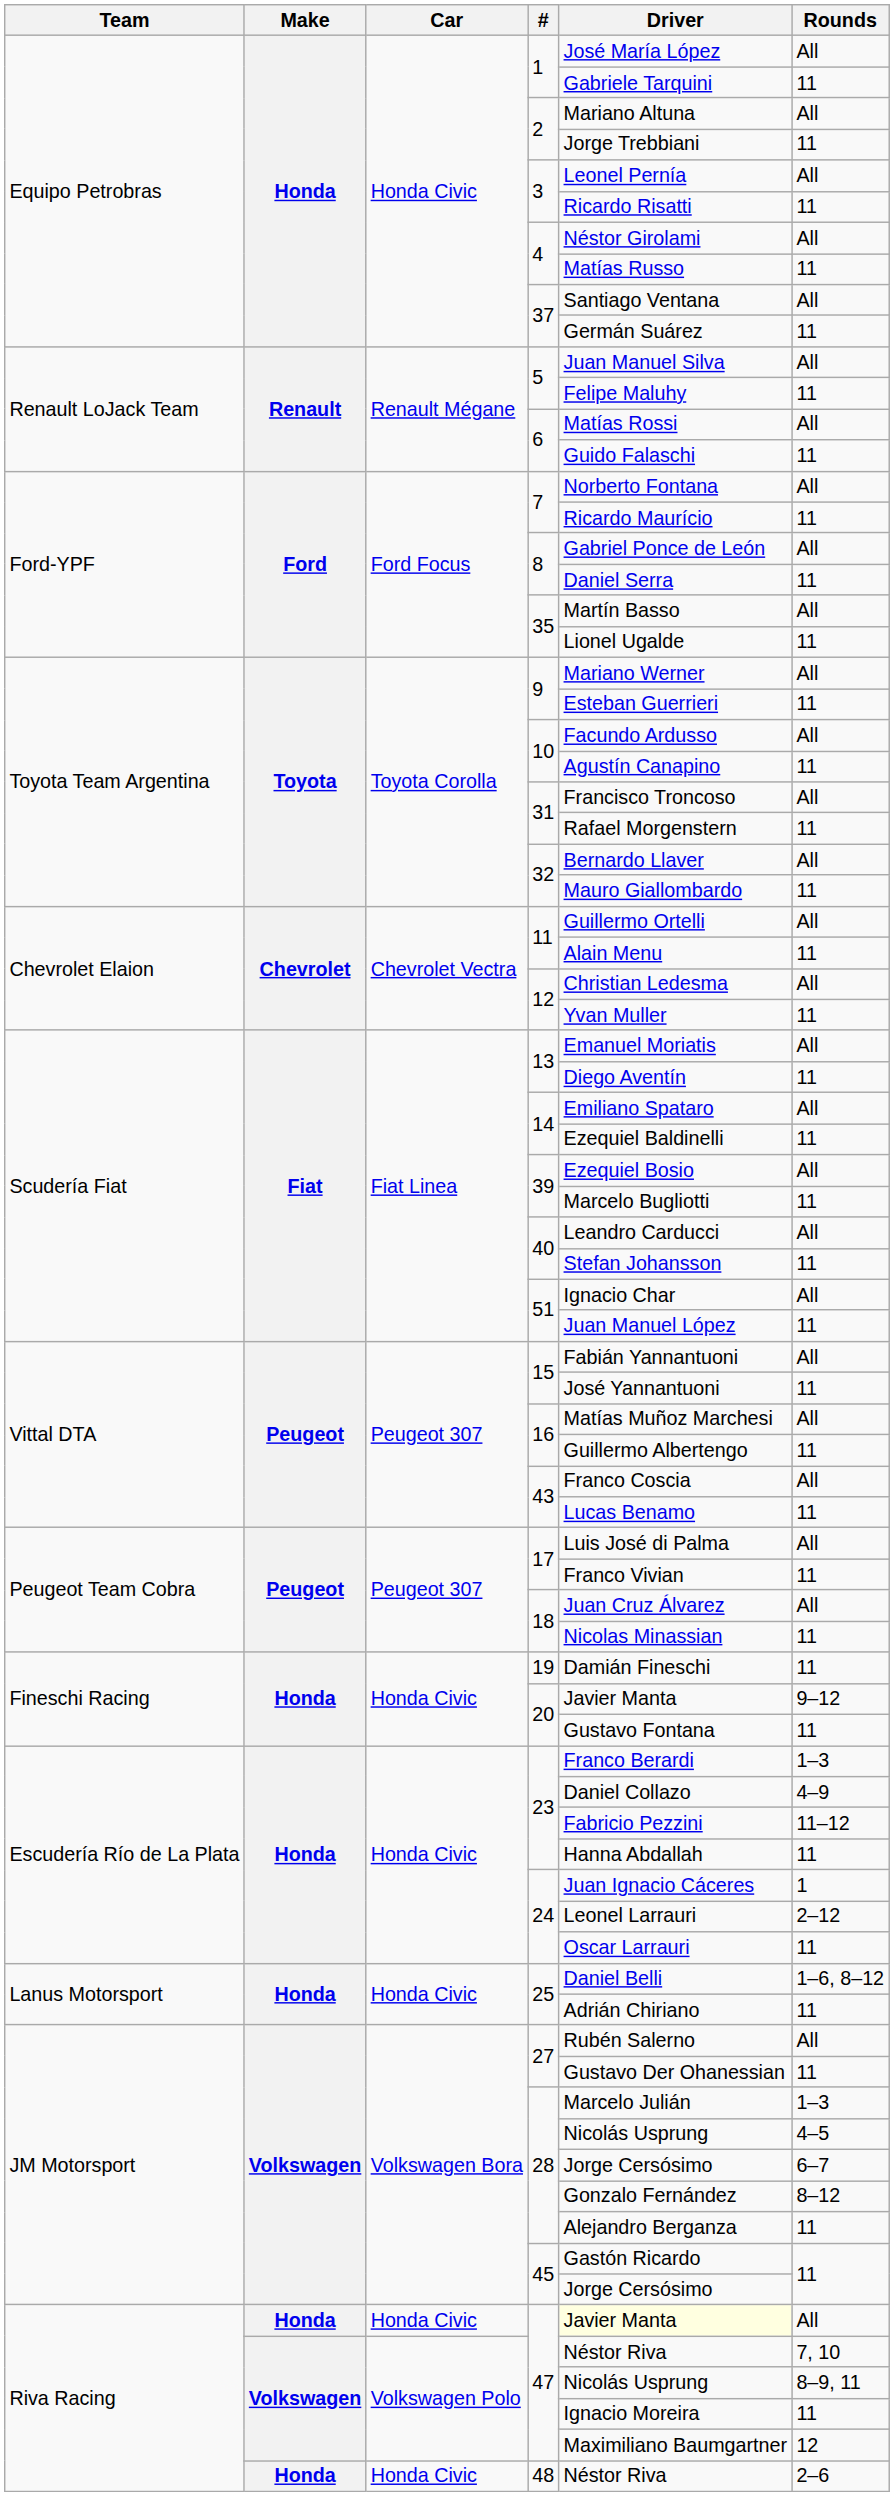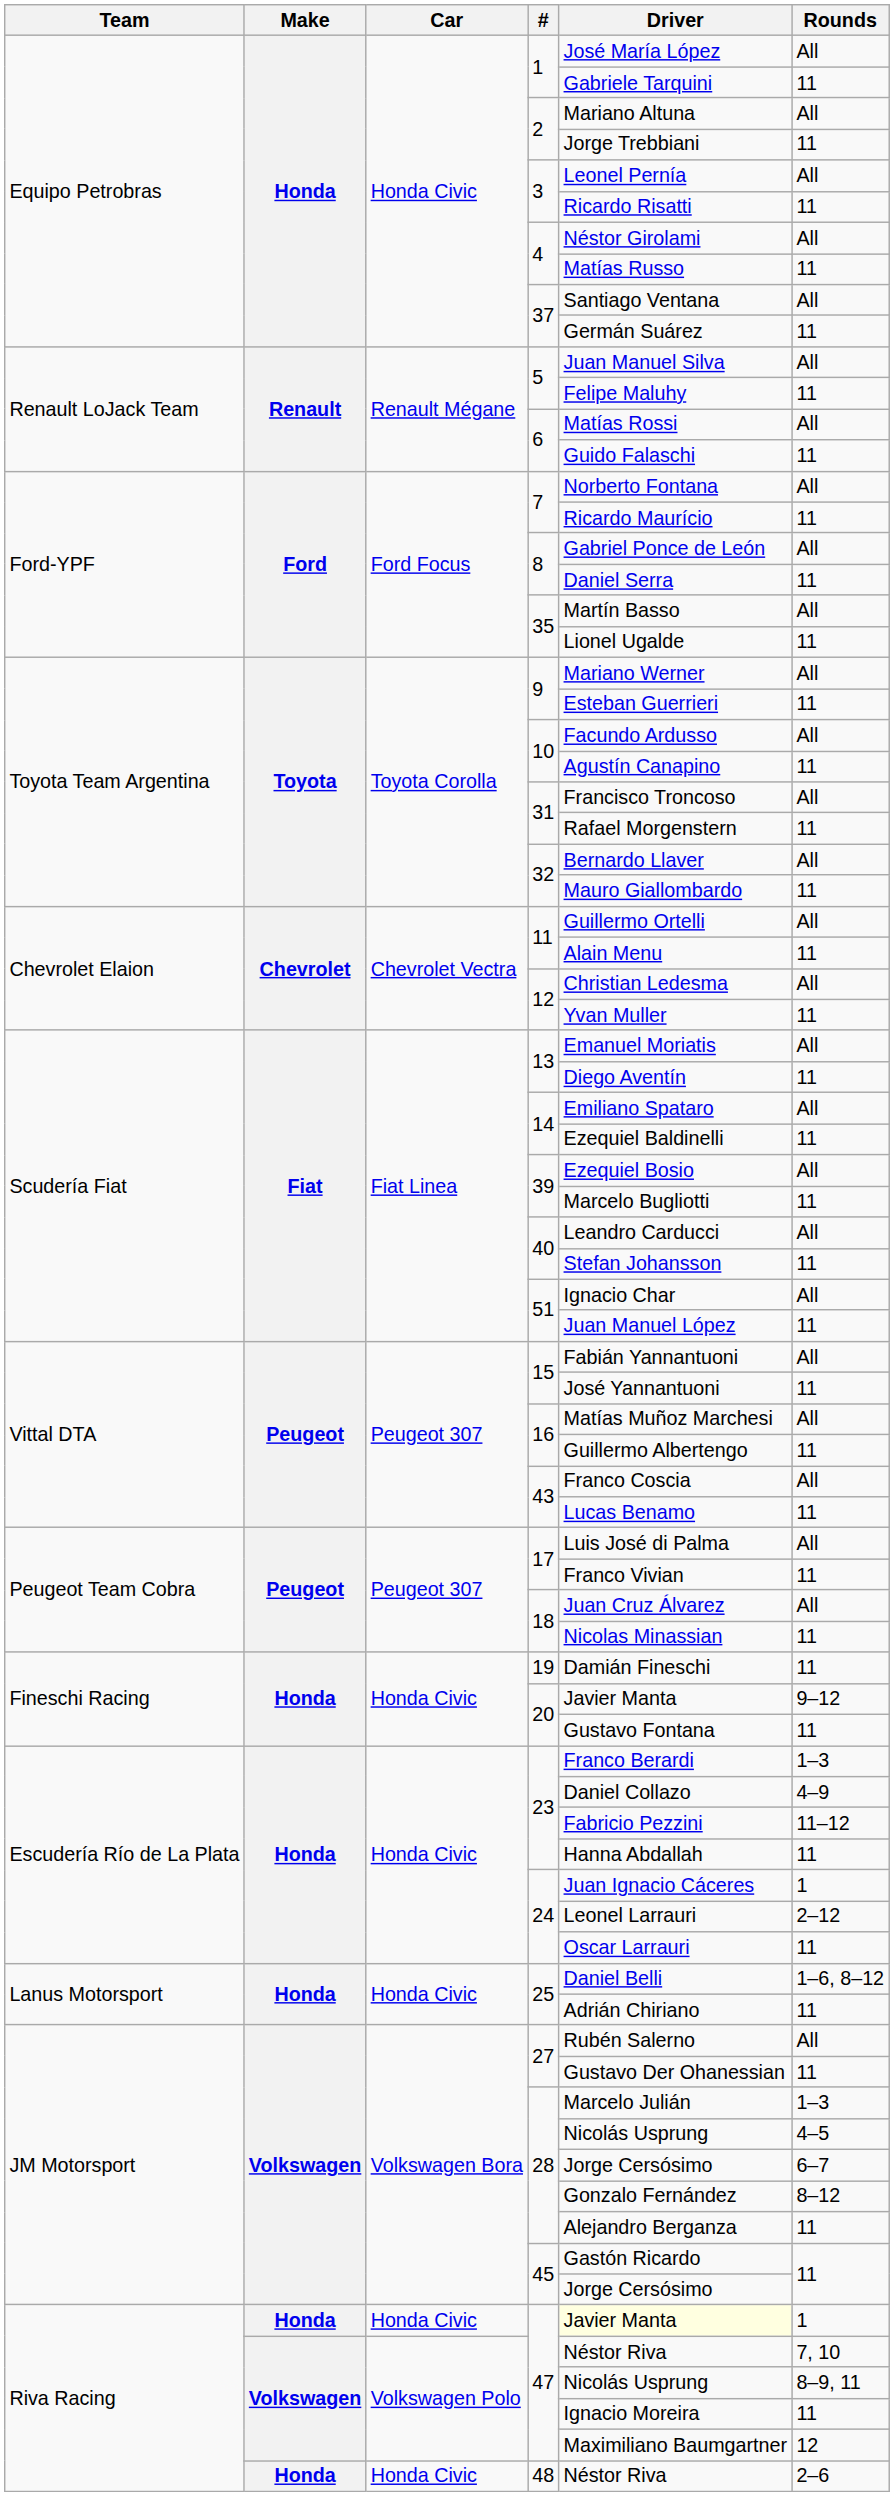(807, 2320) All -> (802, 2320) 1
